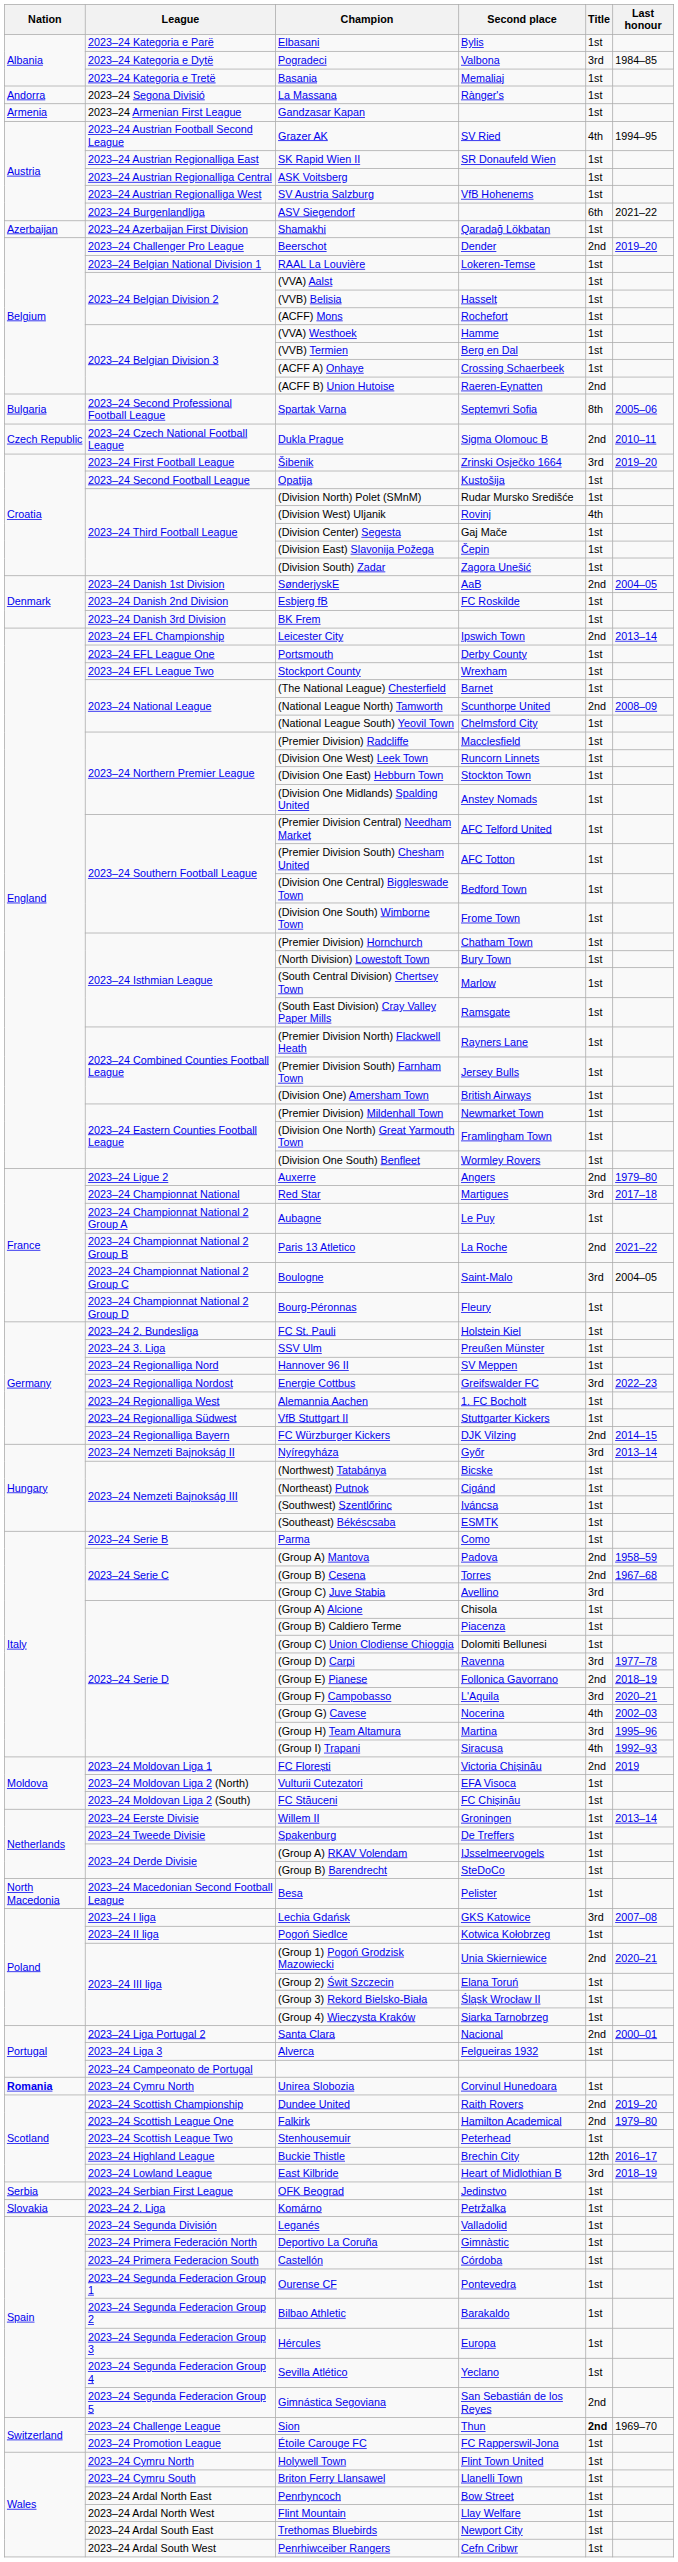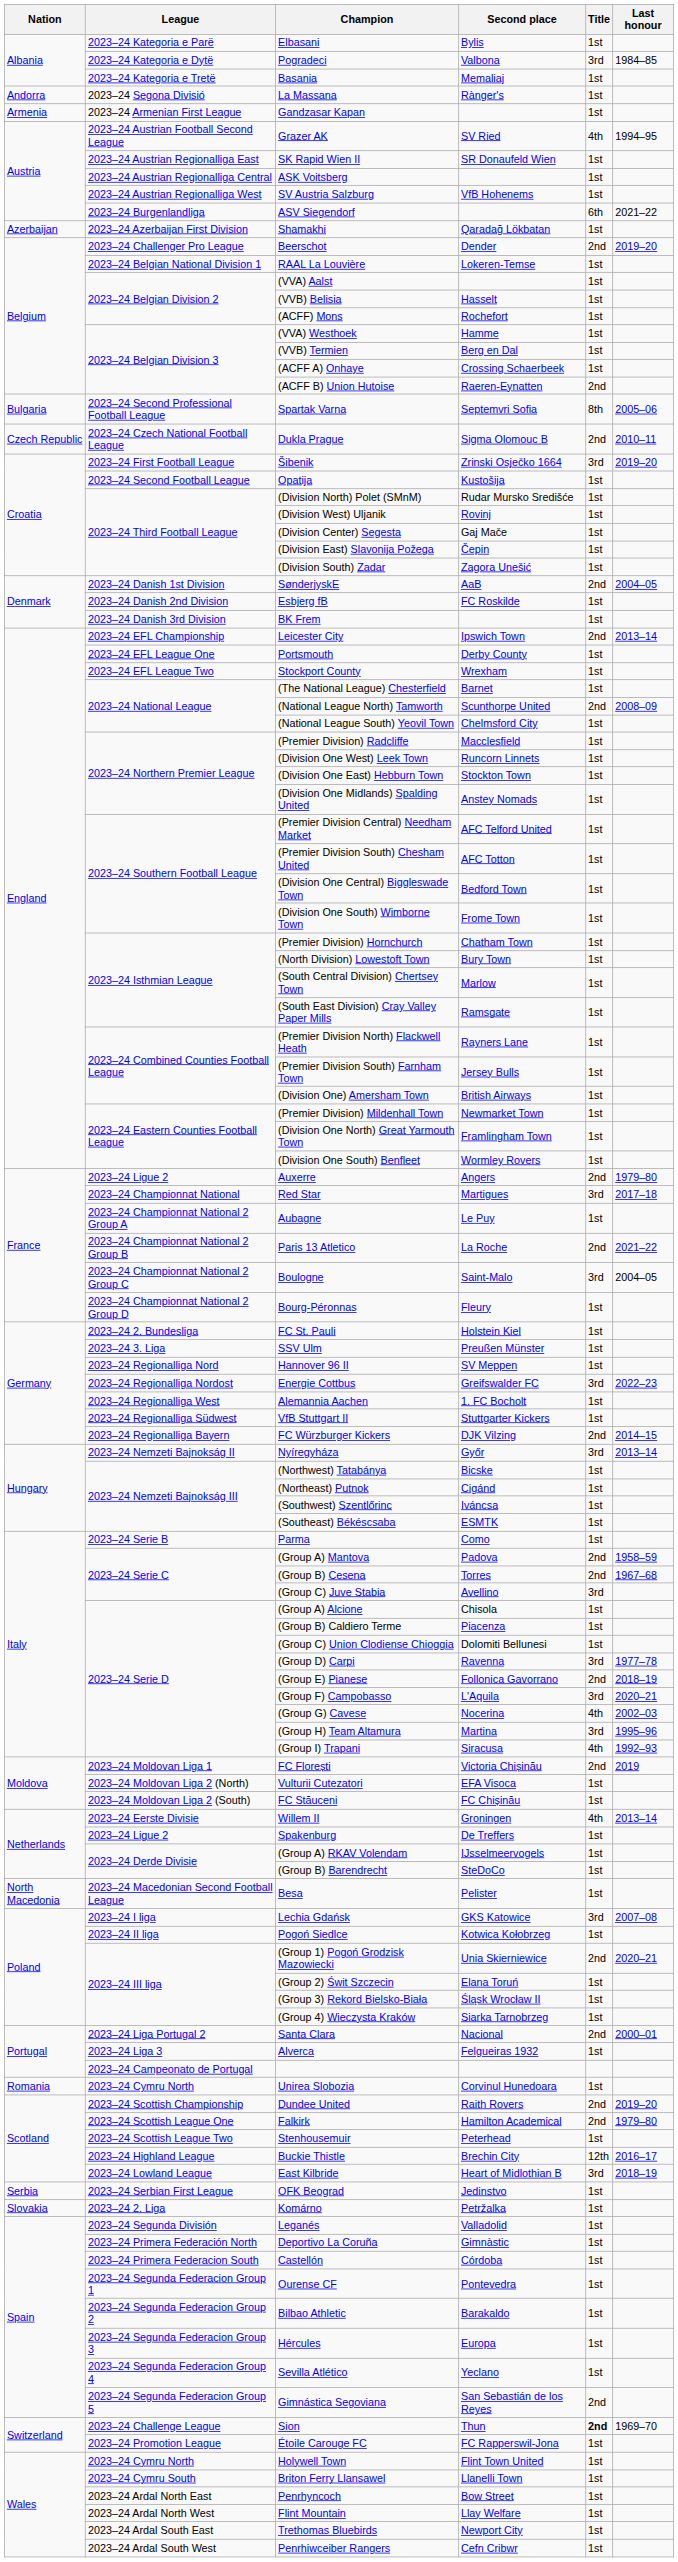(596, 515) 4th -> (595, 515) 1st
(595, 1818) 1st -> (596, 1818) 4th
(147, 1835) 2023–24 Tweede Divisie -> (128, 1835) 2023–24 Ligue 2
(30, 2086) bold -> (28, 2086) normal
